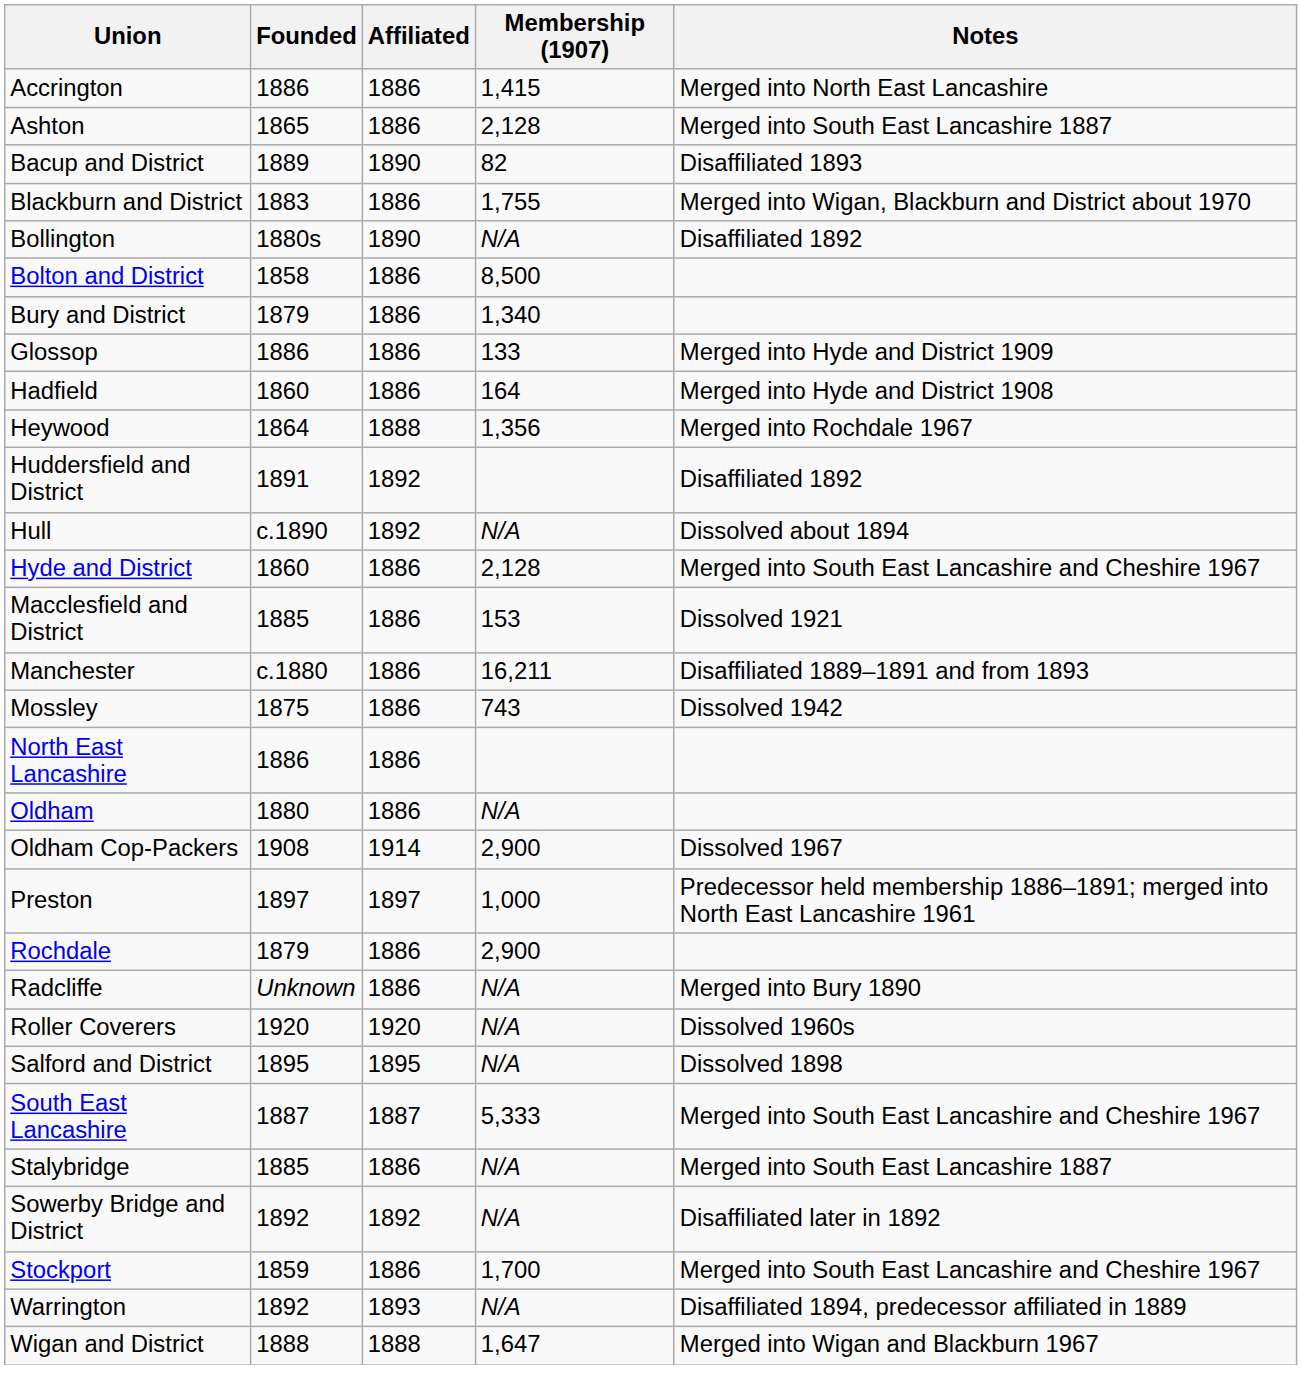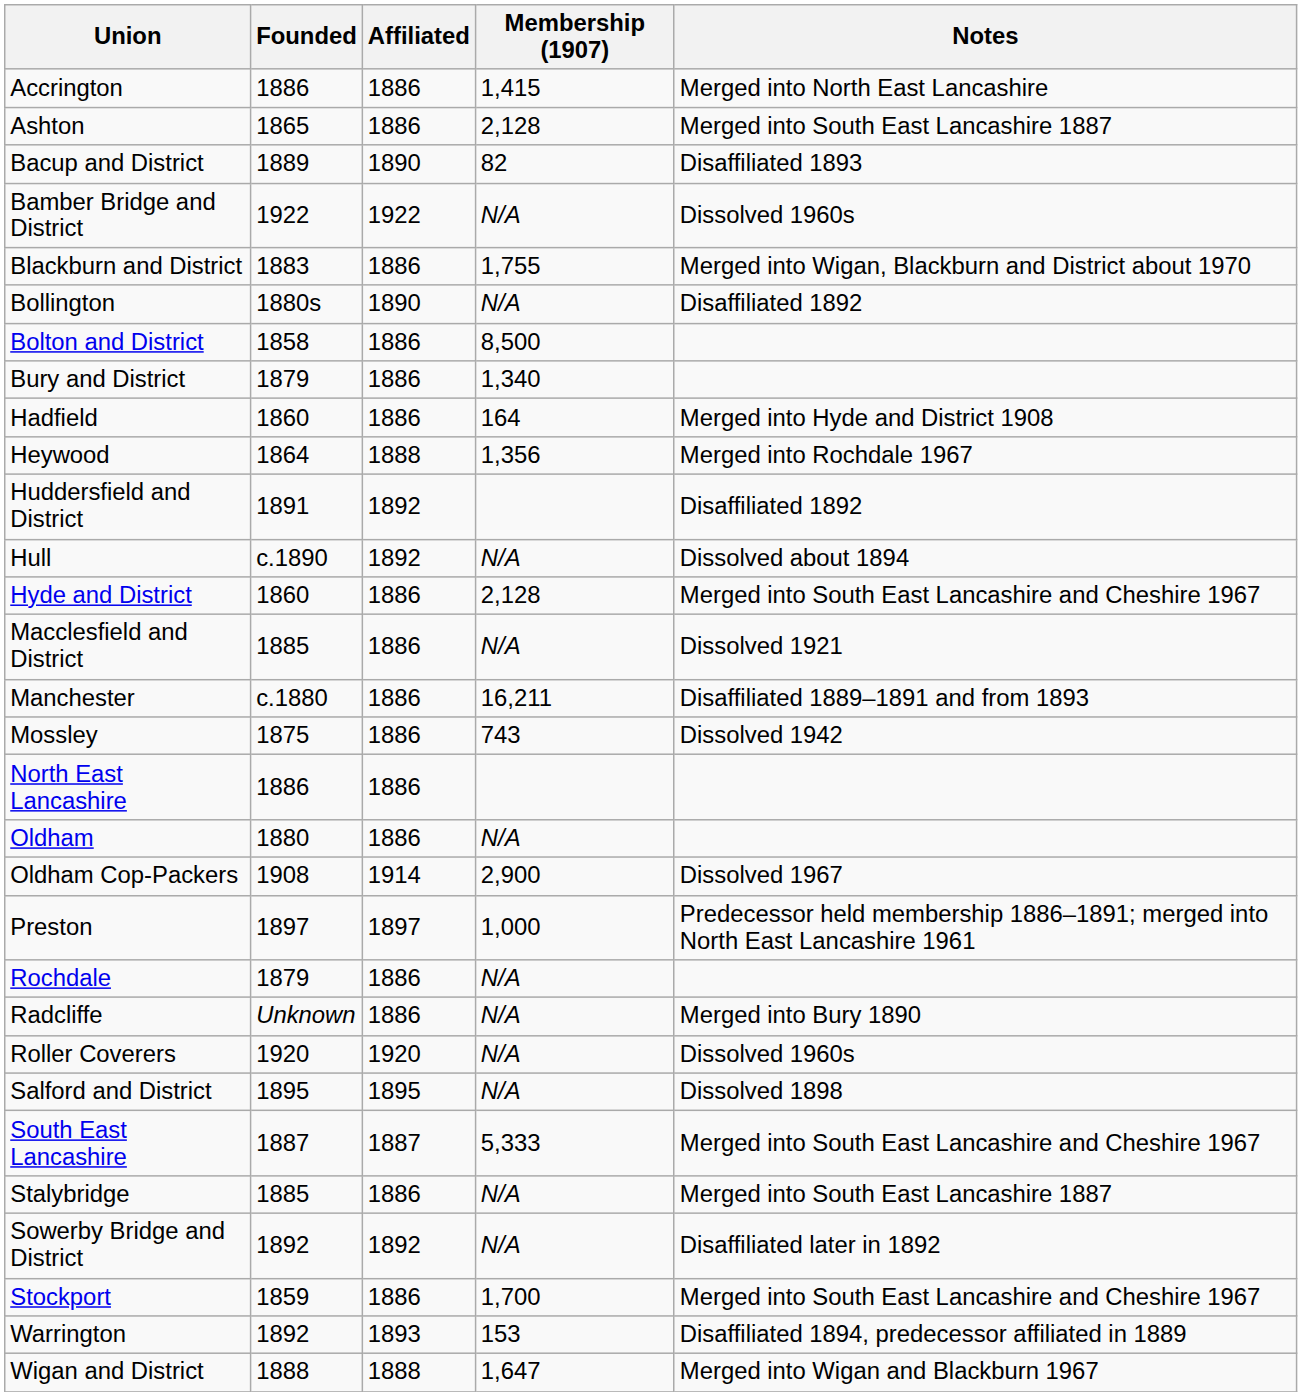+ row: (113, 214)
- row: (54, 352)
(501, 619) 153 -> (501, 646) N/A
(511, 951) 2,900 -> (501, 978) N/A
(501, 1307) N/A -> (501, 1334) 153
